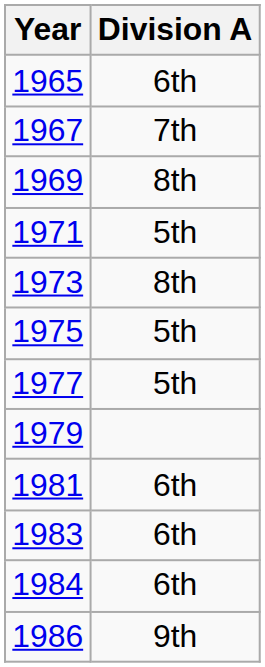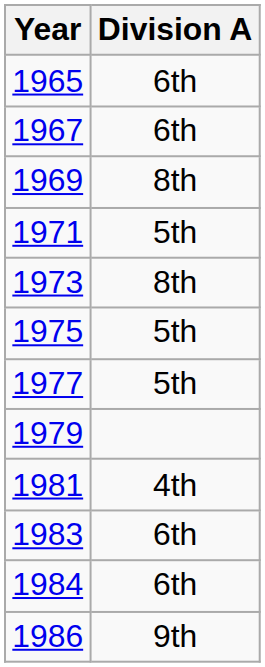(175, 130) 7th -> (175, 130) 6th
(175, 484) 6th -> (175, 484) 4th
